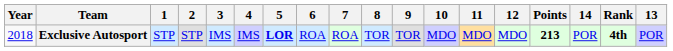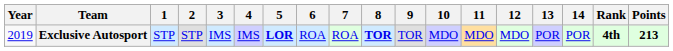columns swapped: (651, 14) <-> (550, 14)
(20, 35) 2018 -> (20, 35) 2019
(377, 35) normal -> (378, 35) bold
